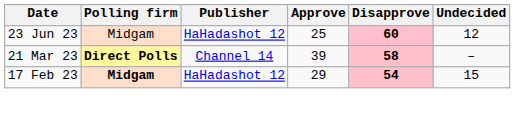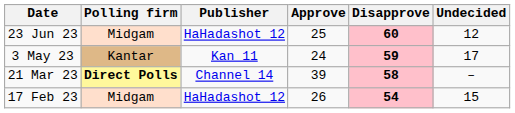+ row: (43, 55)
(131, 76) bold -> (131, 97) normal
(318, 76) 29 -> (318, 97) 26
